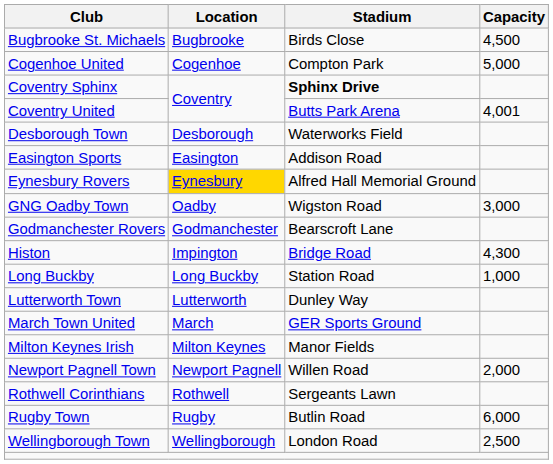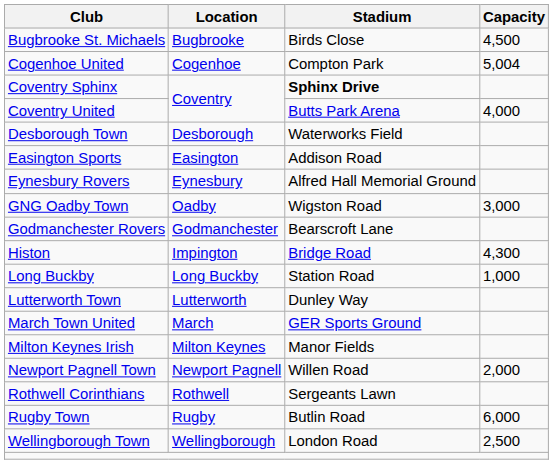(502, 64) 5,000 -> (502, 64) 5,004
(502, 111) 4,001 -> (502, 111) 4,000
(207, 182) gold background -> (207, 182) no background
